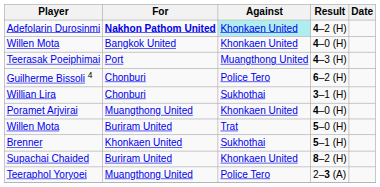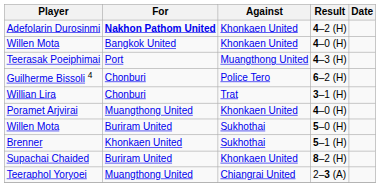(259, 28) paleturquoise background -> (259, 28) no background
(243, 95) Sukhothai -> (229, 95) Trat
(229, 127) Trat -> (243, 127) Sukhothai
(245, 175) Police Tero -> (258, 175) Chiangrai United
